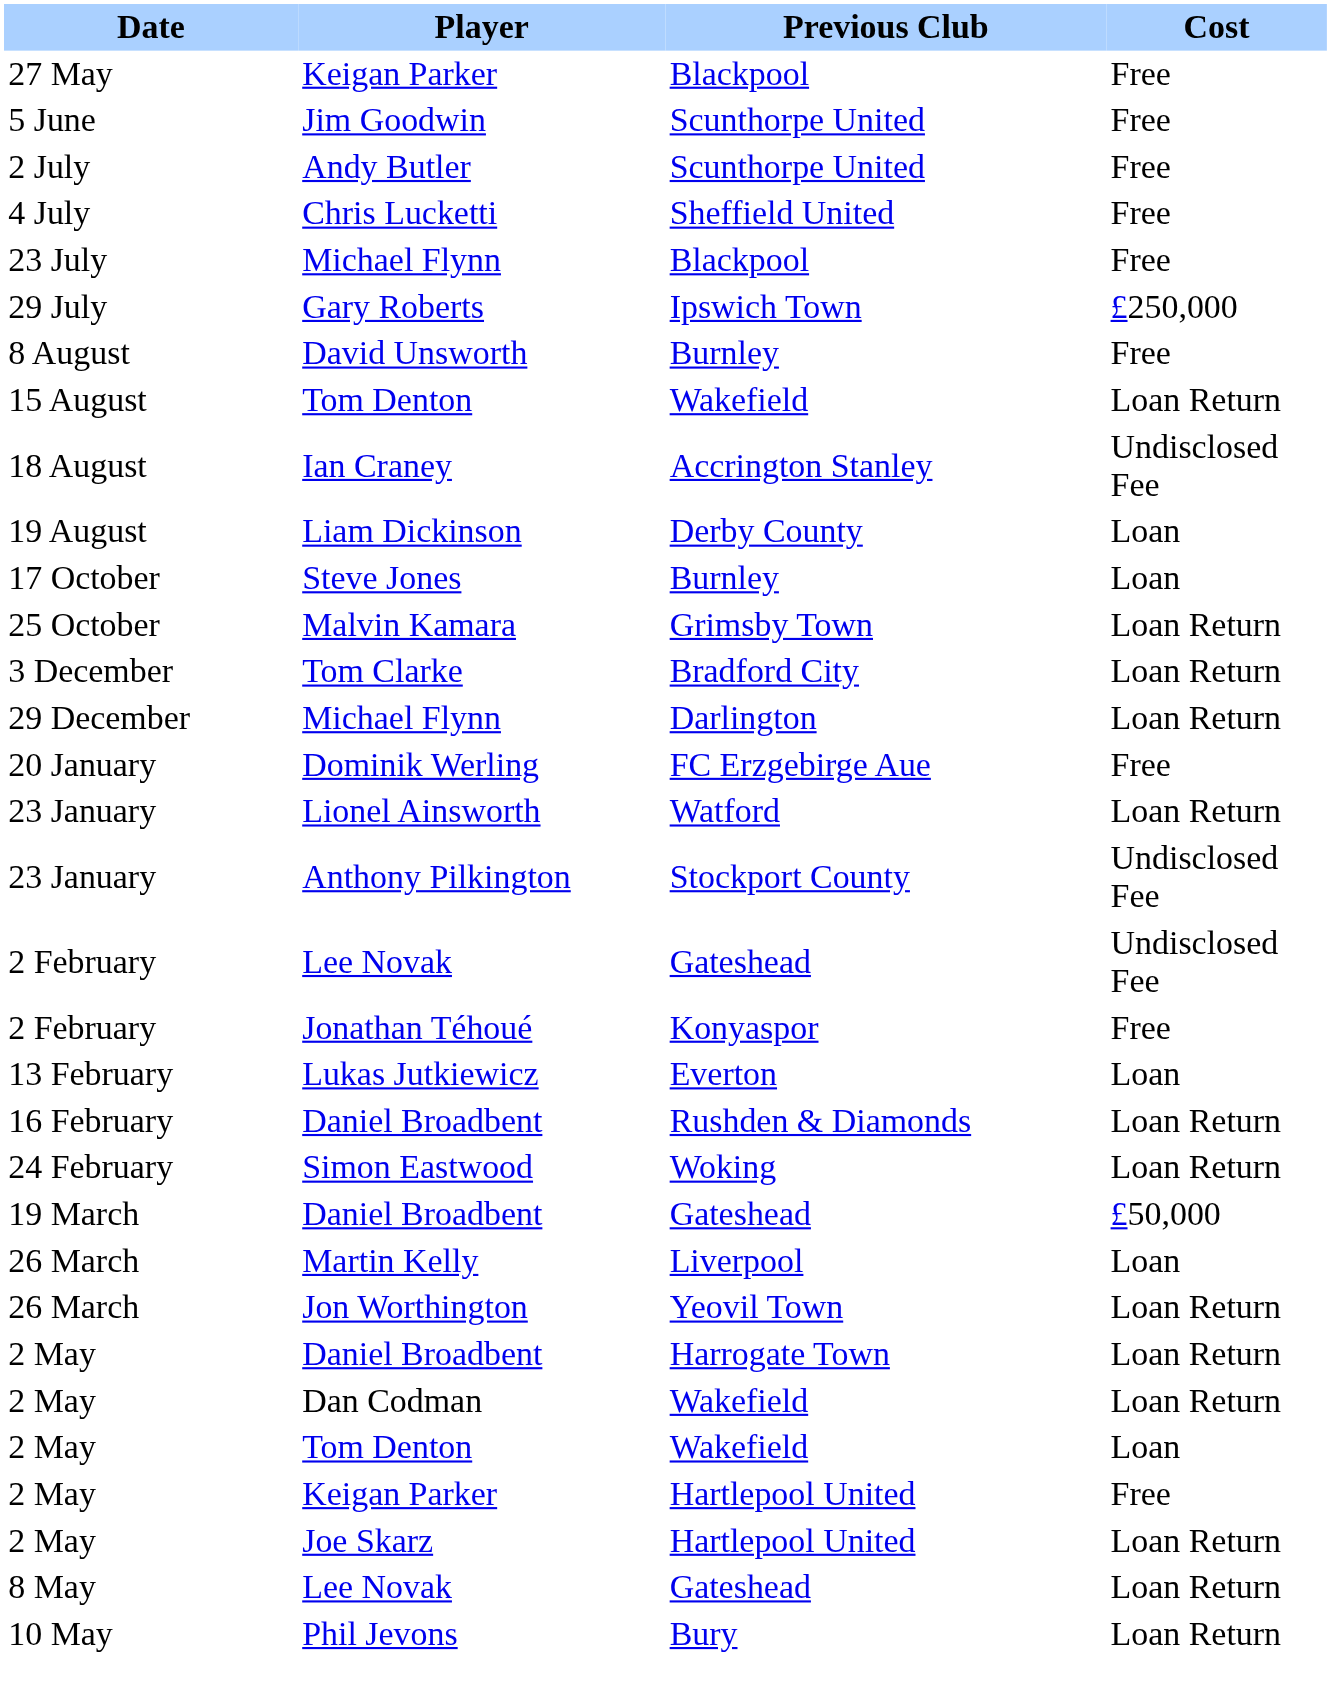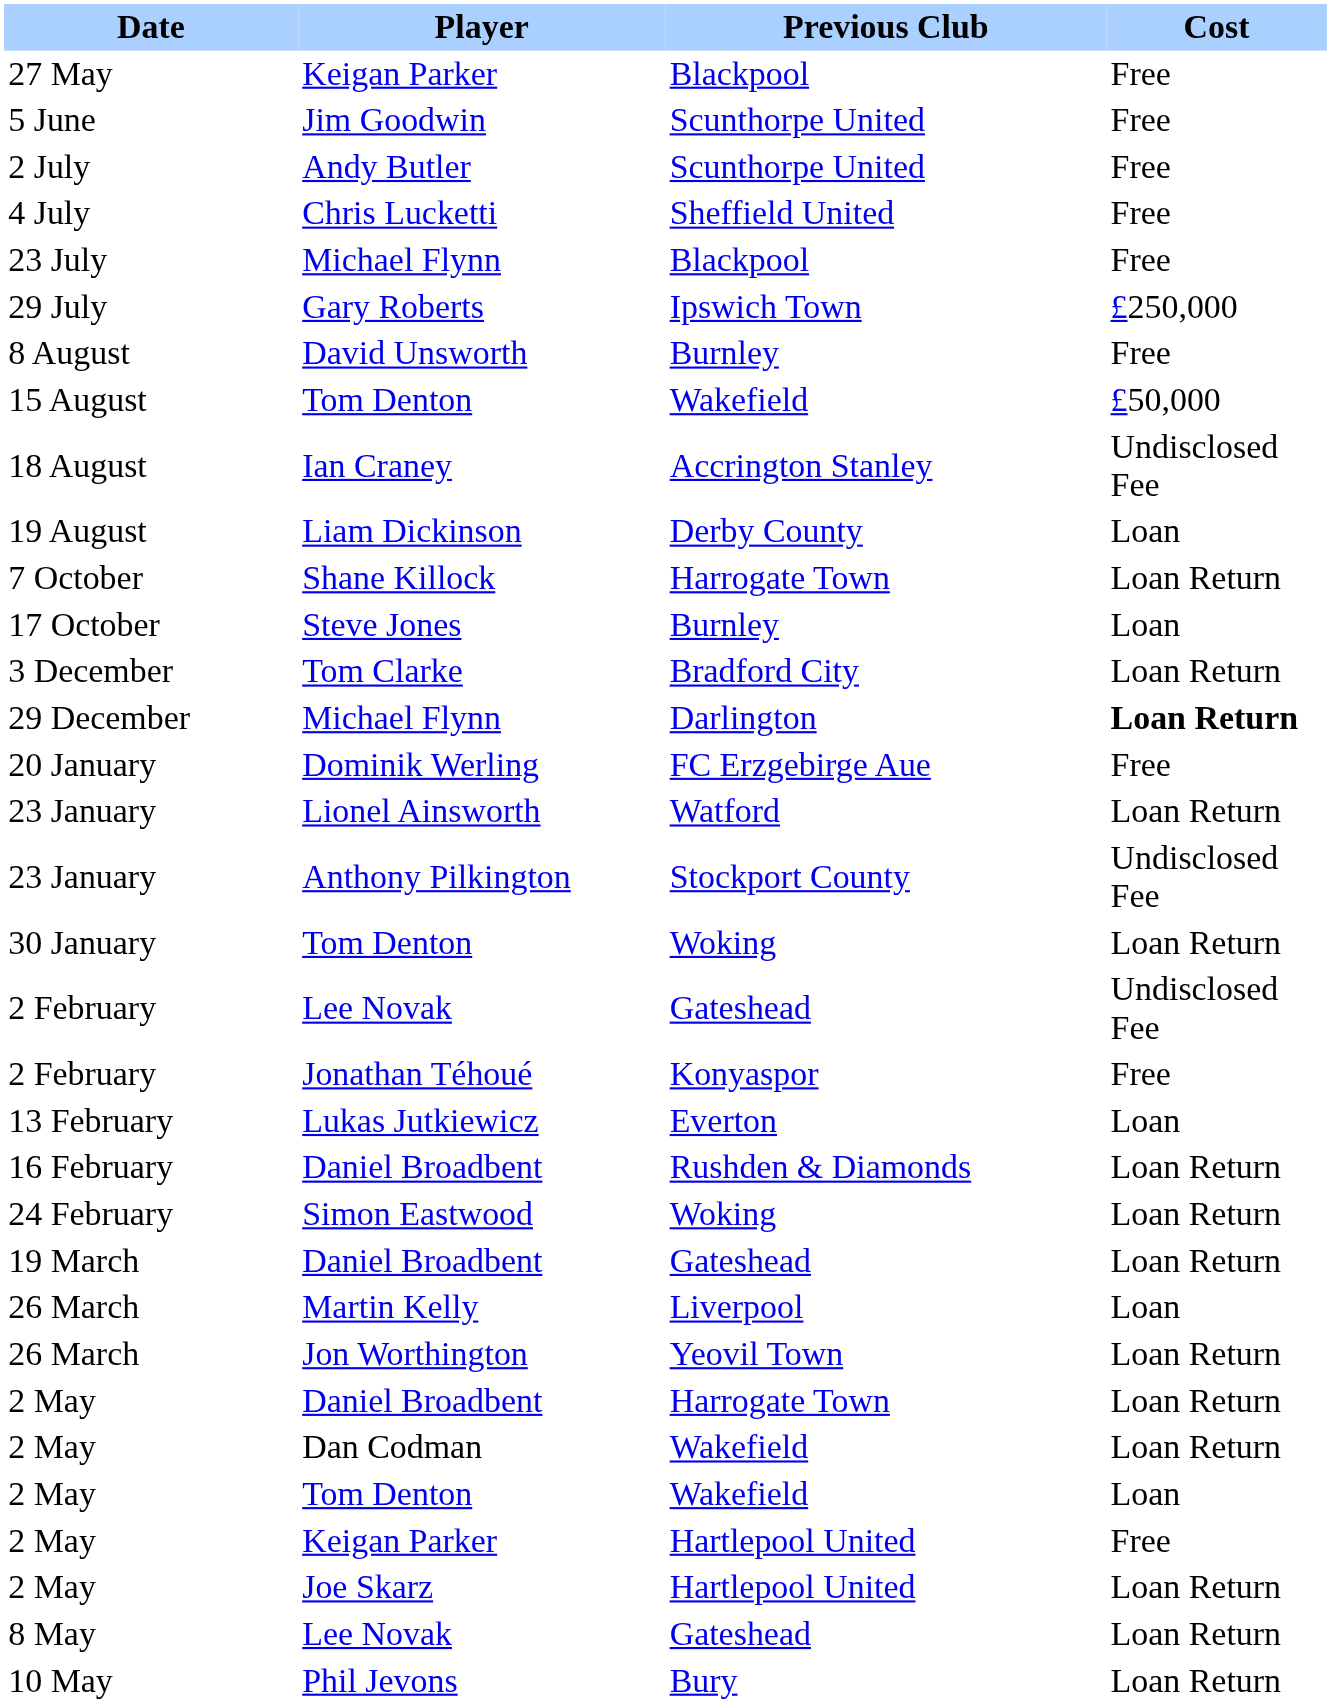(1196, 399) Loan Return -> (1166, 399) £50,000
+ row: (76, 577)
- row: (84, 624)
(1196, 717) normal -> (1204, 717) bold
+ row: (82, 942)
(1166, 1213) £50,000 -> (1196, 1260) Loan Return
